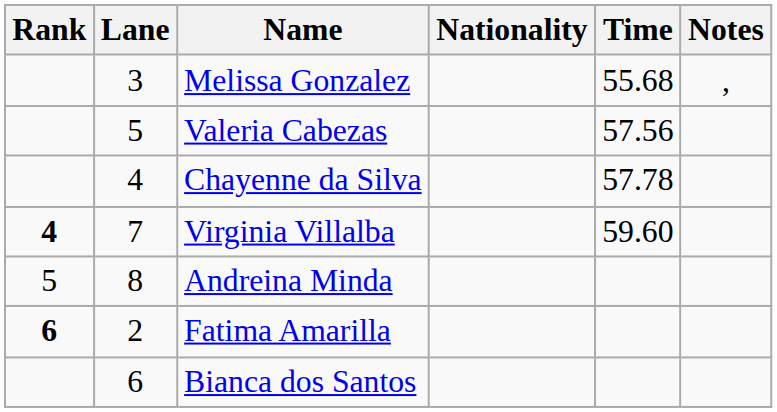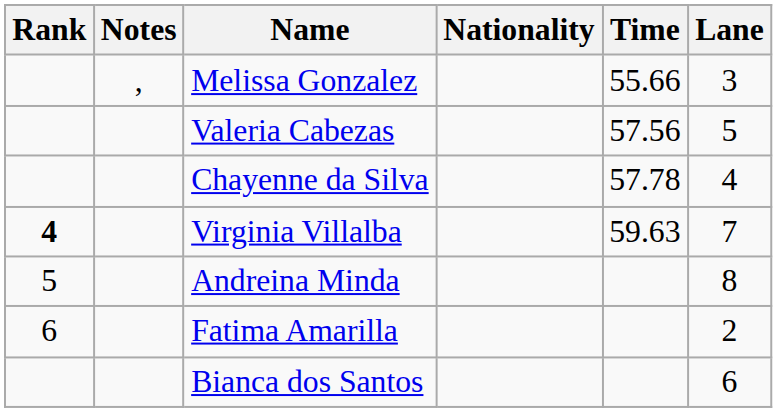columns swapped: (135, 29) <-> (726, 29)
(638, 79) 55.68 -> (645, 79) 55.66
(638, 230) 59.60 -> (645, 230) 59.63
(49, 331) bold -> (49, 331) normal
